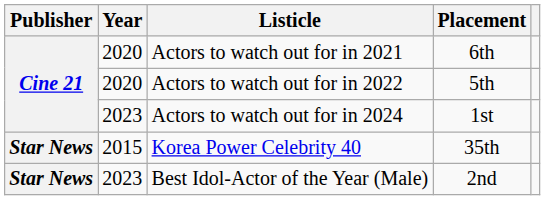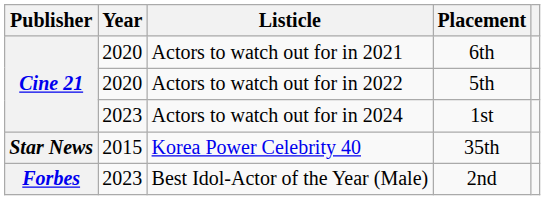(51, 178) Star News -> (51, 178) Forbes
